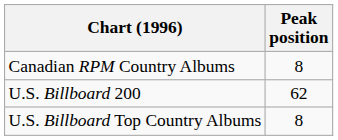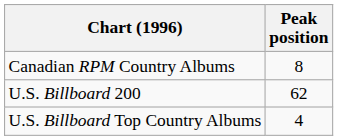(299, 120) 8 -> (299, 120) 4
